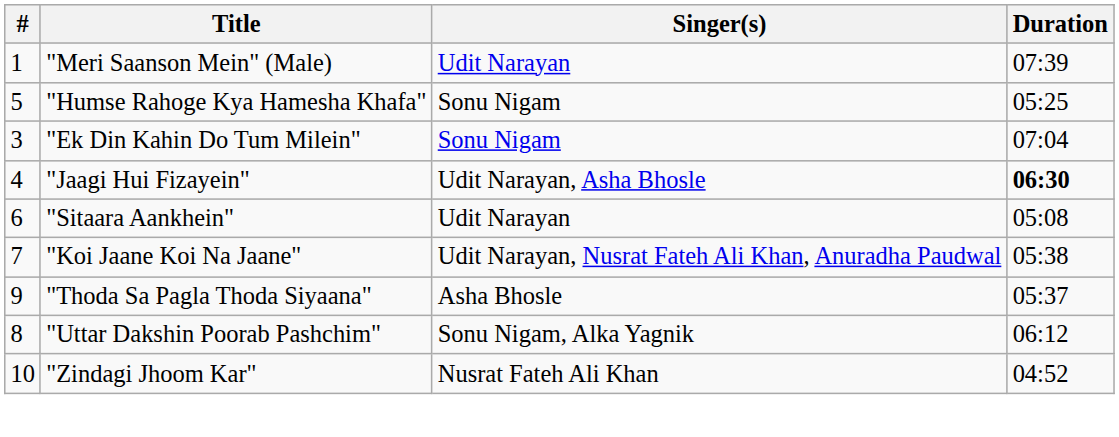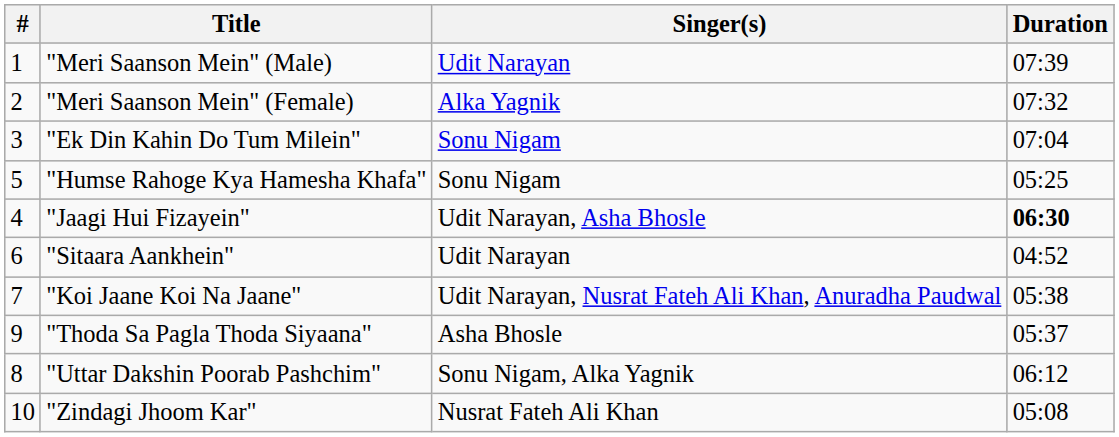+ row: (200, 101)
rows swapped: (203, 140) <-> (236, 101)
(1041, 218) 05:08 -> (1041, 256) 04:52
(1041, 373) 04:52 -> (1041, 412) 05:08
